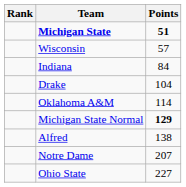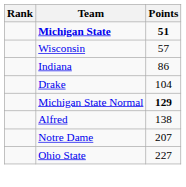(163, 66) 84 -> (163, 66) 86
- row: (76, 102)
